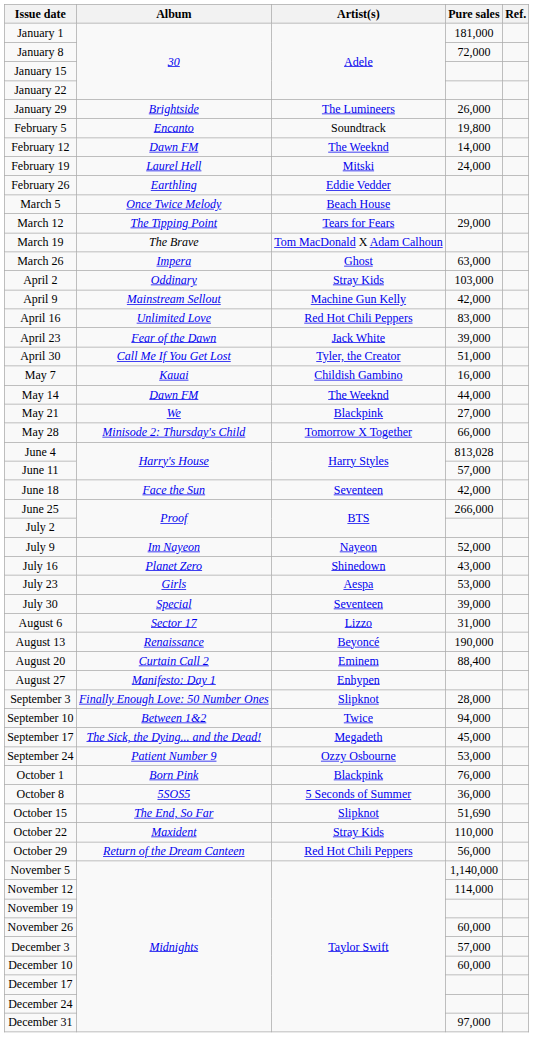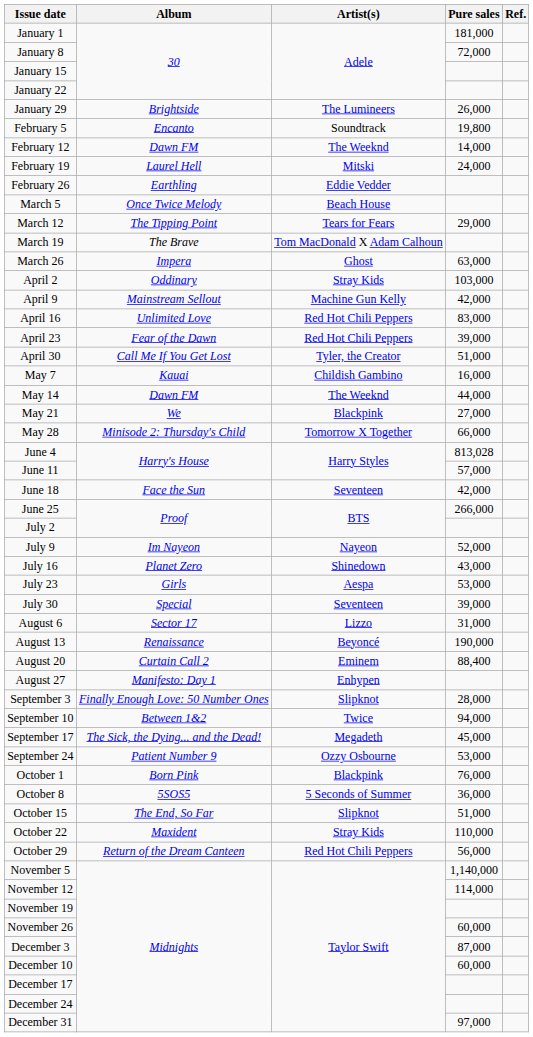(358, 337) Jack White -> (358, 337) Red Hot Chili Peppers
(474, 813) 51,690 -> (474, 813) 51,000
(474, 946) 57,000 -> (474, 946) 87,000
